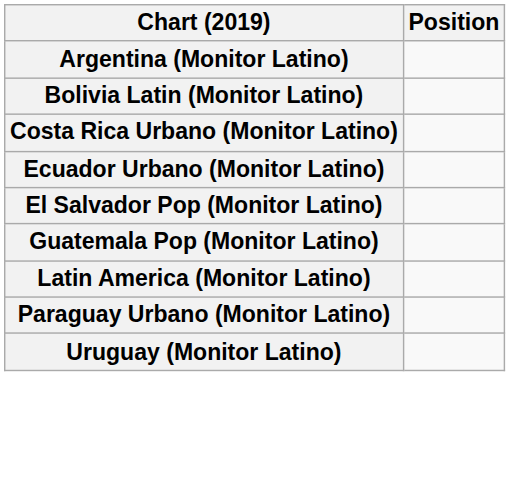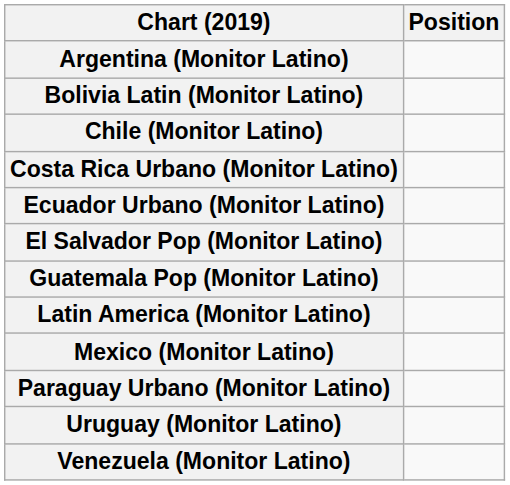+ row: (204, 132)
+ row: (204, 351)
+ row: (204, 461)
